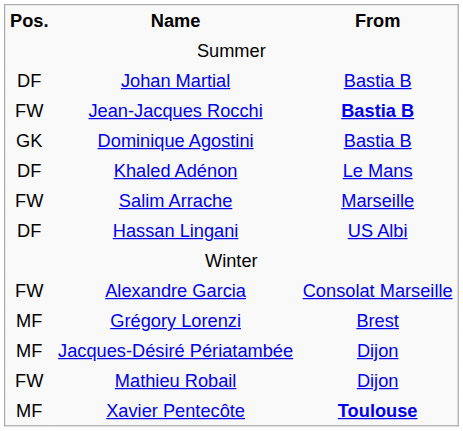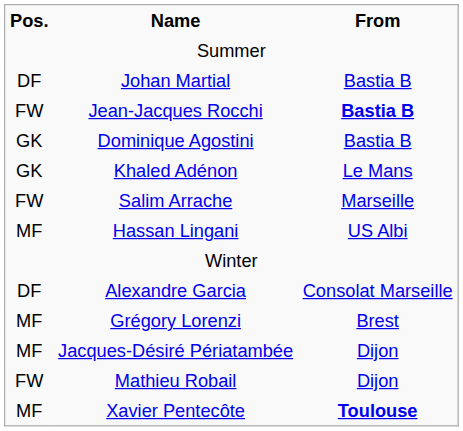(29, 170) DF -> (29, 170) GK
(29, 230) DF -> (29, 230) MF
(29, 290) FW -> (29, 290) DF
